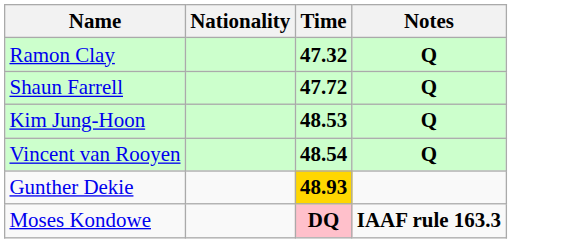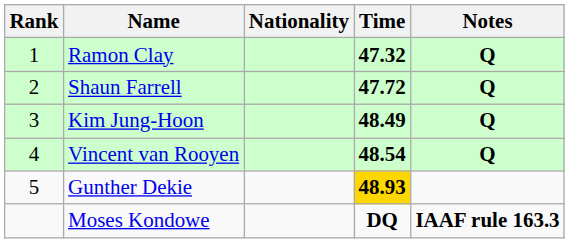+ column: (34, 21)
(324, 120) 48.53 -> (382, 120) 48.49
(324, 220) pink background -> (382, 220) no background
